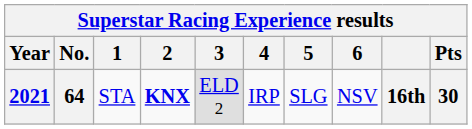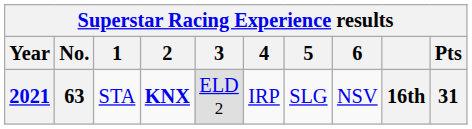(74, 96) 64 -> (74, 96) 63
(448, 96) 30 -> (448, 96) 31
